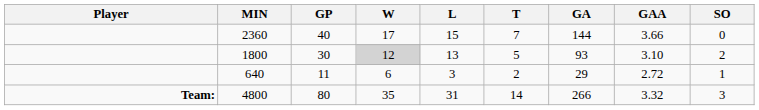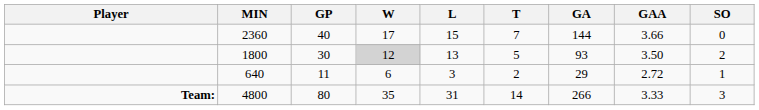(652, 54) 3.10 -> (652, 54) 3.50
(652, 94) 3.32 -> (652, 94) 3.33
